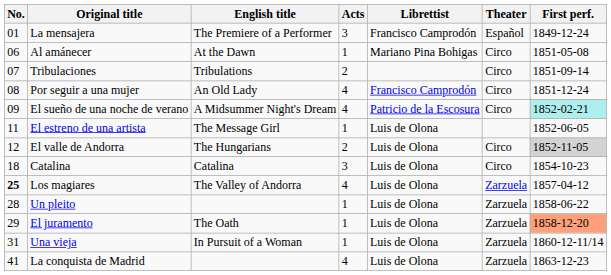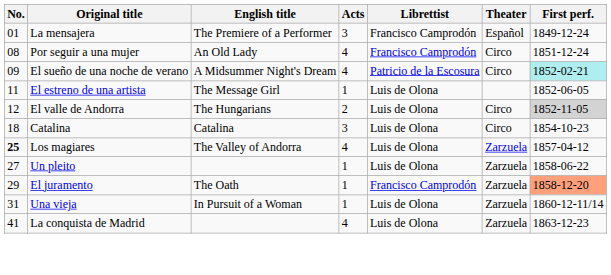- row: (61, 52)
- row: (63, 71)
(13, 204) 28 -> (13, 166) 27
(404, 223) Luis de Olona -> (423, 185) Francisco Camprodón
